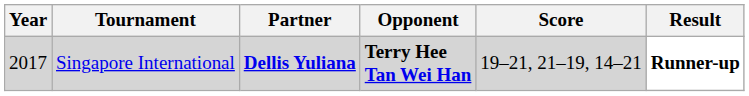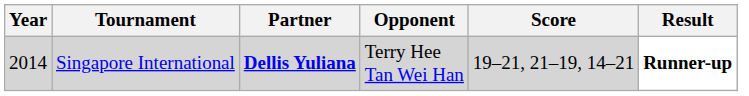(28, 63) 2017 -> (28, 63) 2014
(418, 63) bold -> (414, 63) normal
